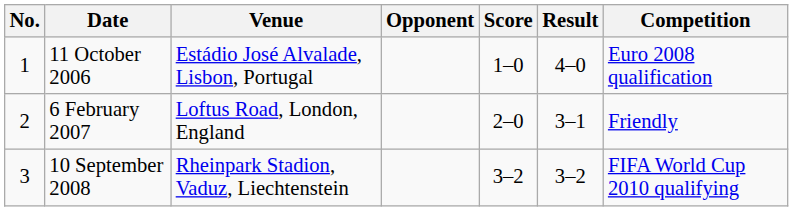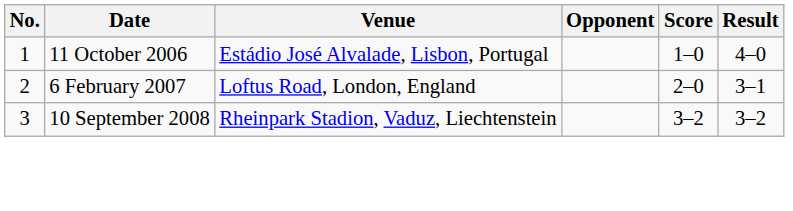- column: (695, 20)
